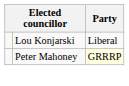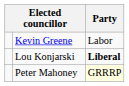+ row: (44, 40)
(103, 40) normal -> (104, 56) bold
